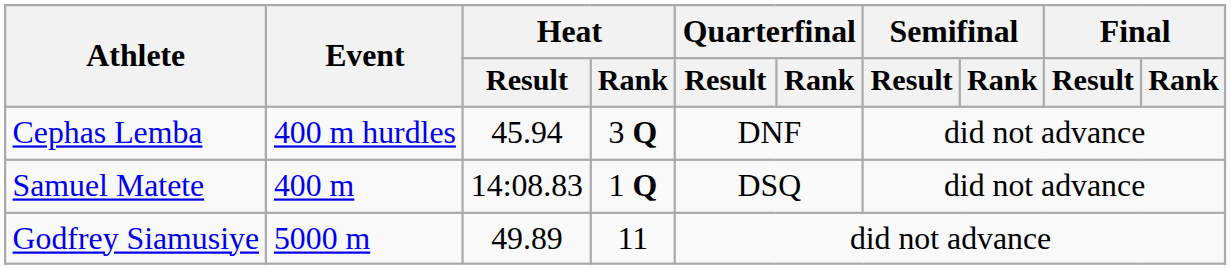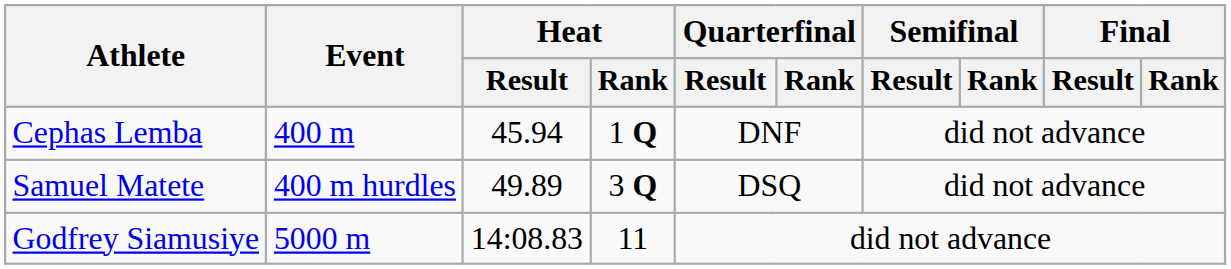(365, 133) 400 m hurdles -> (314, 133) 400 m
(633, 133) 3 Q -> (633, 133) 1 Q
(314, 185) 400 m -> (365, 185) 400 m hurdles
(527, 185) 14:08.83 -> (527, 185) 49.89
(633, 185) 1 Q -> (633, 185) 3 Q
(527, 238) 49.89 -> (527, 238) 14:08.83
